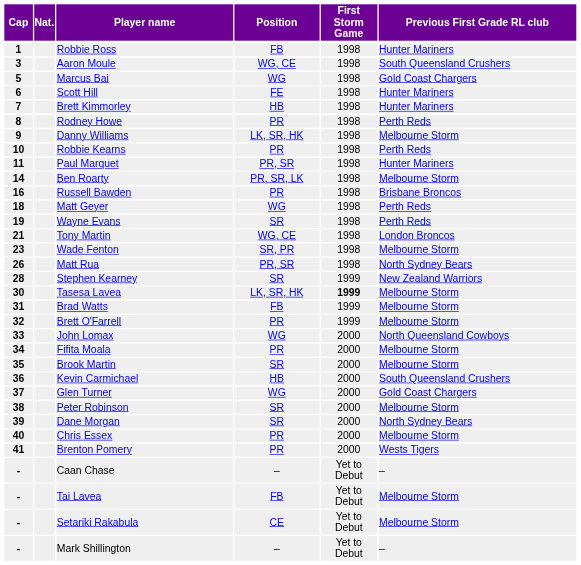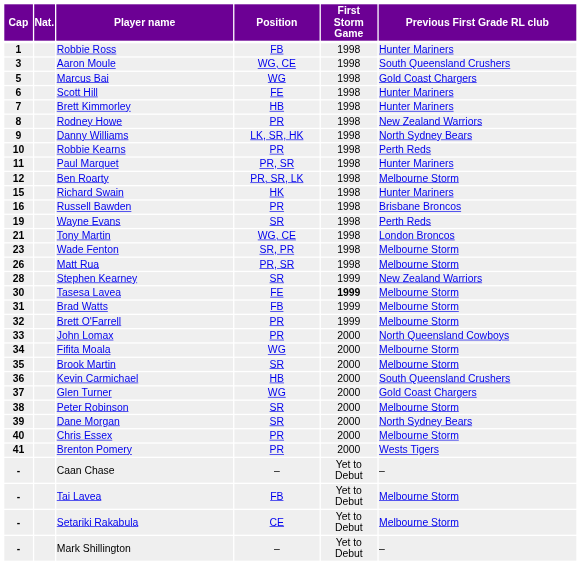(405, 121) Perth Reds -> (431, 121) New Zealand Warriors
(419, 135) Melbourne Storm -> (426, 135) North Sydney Bears
(18, 178) 14 -> (18, 178) 12
+ row: (90, 192)
- row: (82, 207)
(426, 264) North Sydney Bears -> (419, 264) Melbourne Storm
(277, 293) LK, SR, HK -> (277, 293) FE
(277, 335) WG -> (277, 335) PR
(277, 350) PR -> (277, 350) WG
